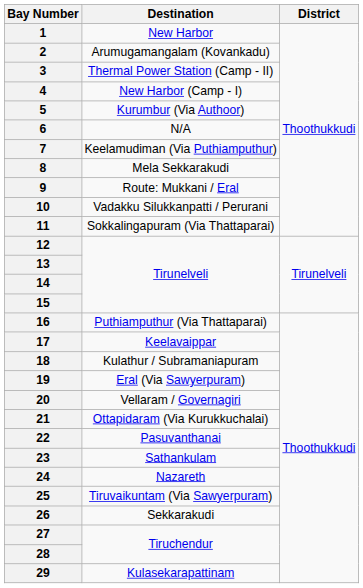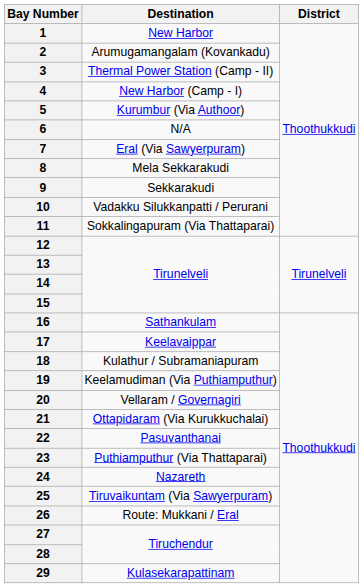(181, 149) Keelamudiman (Via Puthiamputhur) -> (181, 149) Eral (Via Sawyerpuram)
(181, 187) Route: Mukkani / Eral -> (181, 187) Sekkarakudi
(181, 322) Puthiamputhur (Via Thattaparai) -> (181, 322) Sathankulam
(181, 380) Eral (Via Sawyerpuram) -> (181, 380) Keelamudiman (Via Puthiamputhur)
(181, 457) Sathankulam -> (181, 457) Puthiamputhur (Via Thattaparai)
(181, 515) Sekkarakudi -> (181, 515) Route: Mukkani / Eral
